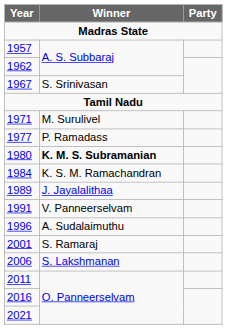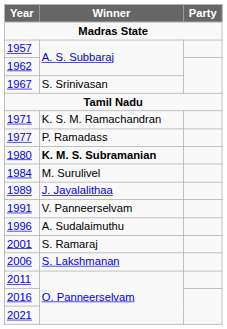(71, 119) M. Surulivel -> (102, 119) K. S. M. Ramachandran
(102, 173) K. S. M. Ramachandran -> (71, 173) M. Surulivel
